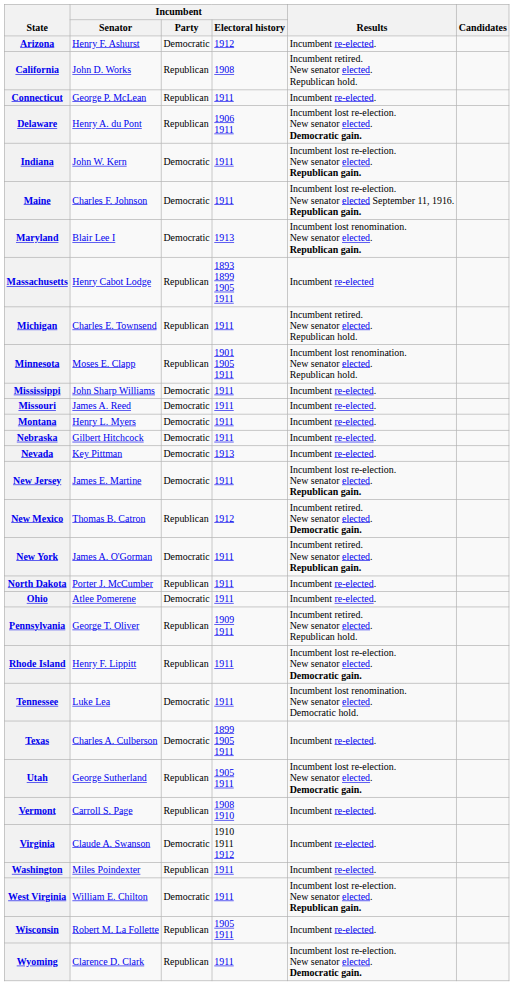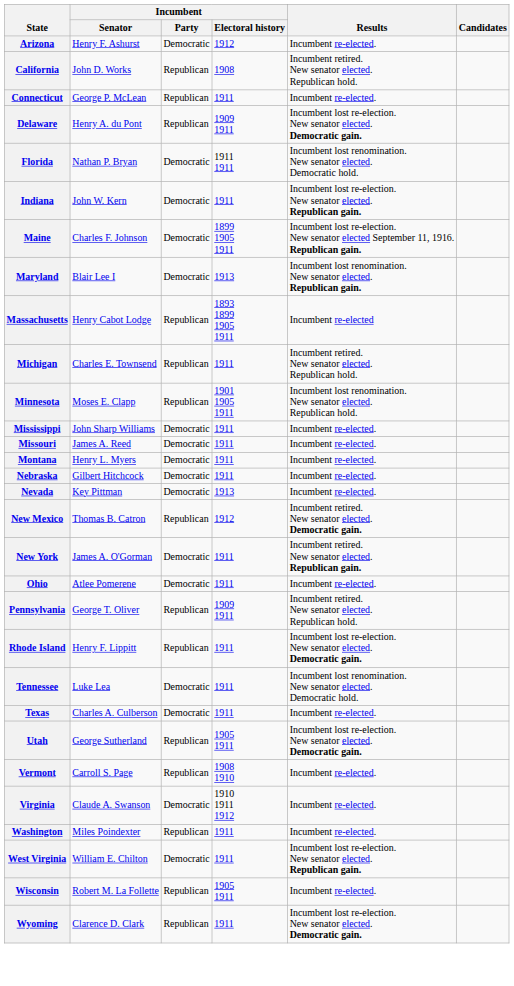(224, 124) 1906 1911 -> (224, 124) 1909 1911
+ row: (37, 162)
(224, 200) 1911 -> (224, 238) 1899 1905 1911
- row: (37, 480)
- row: (37, 583)
(224, 740) 1899 1905 1911 -> (224, 713) 1911
